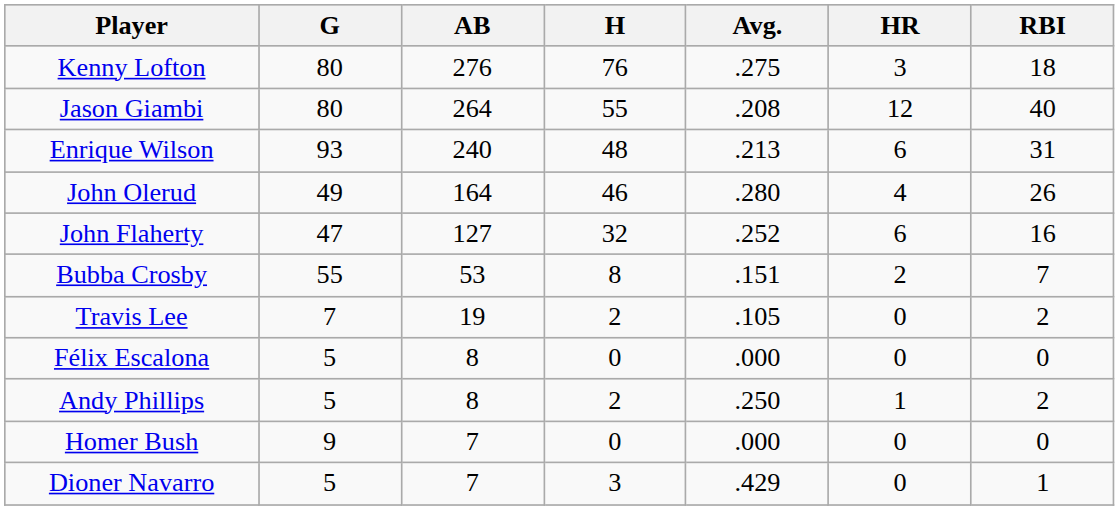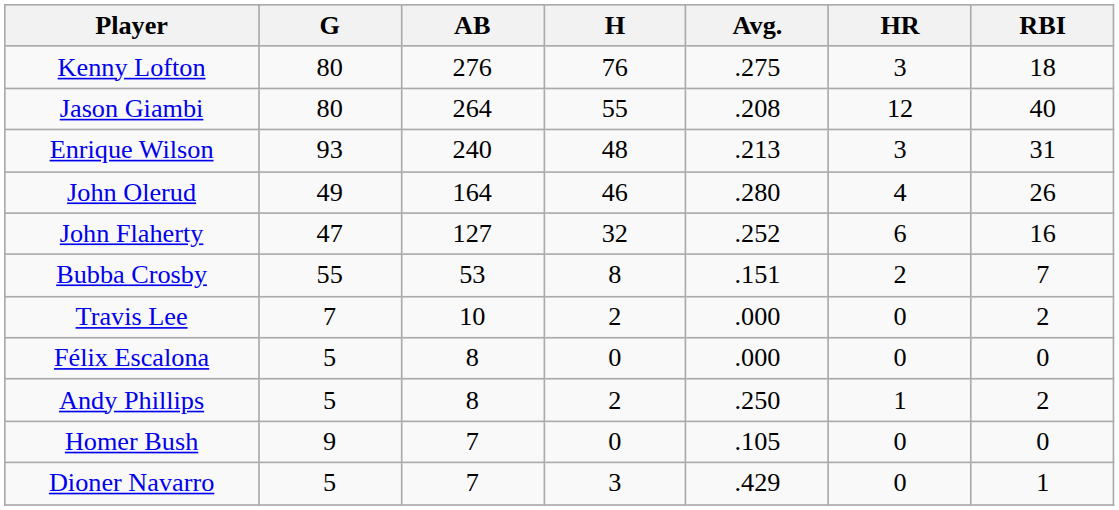(900, 150) 6 -> (900, 150) 3
(472, 316) 19 -> (472, 316) 10
(757, 316) .105 -> (757, 316) .000
(757, 441) .000 -> (757, 441) .105
